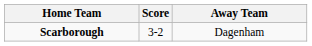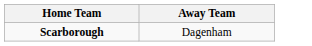- column: (156, 13)
